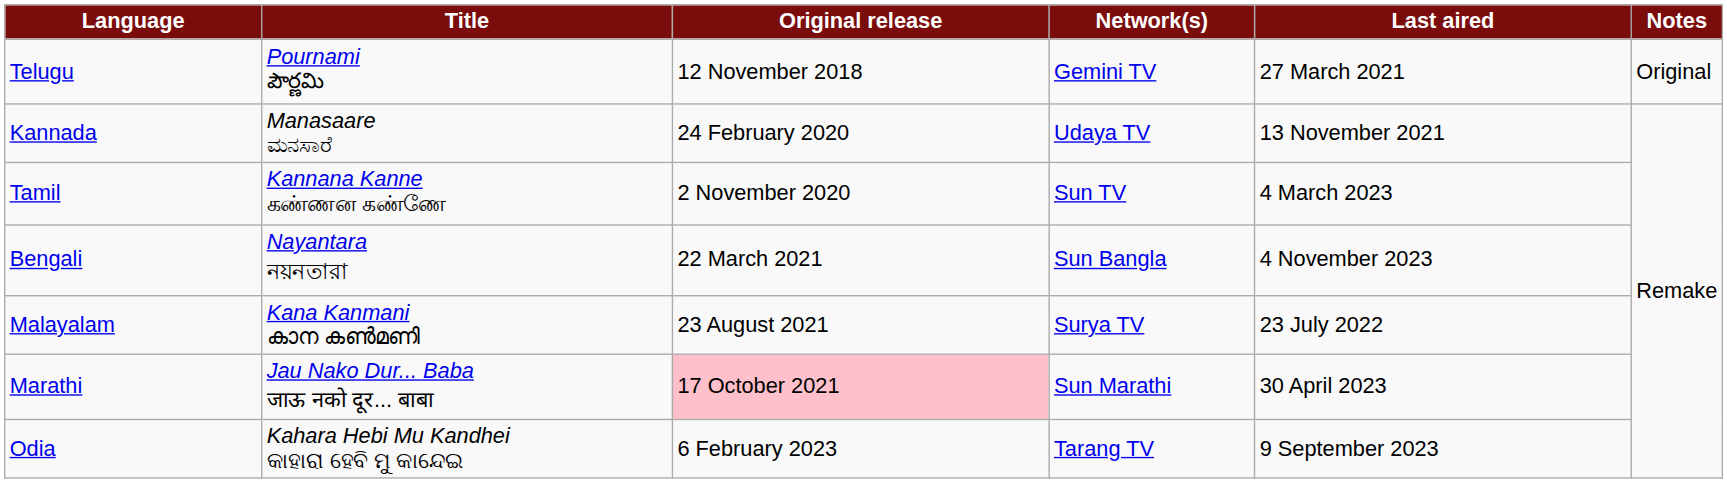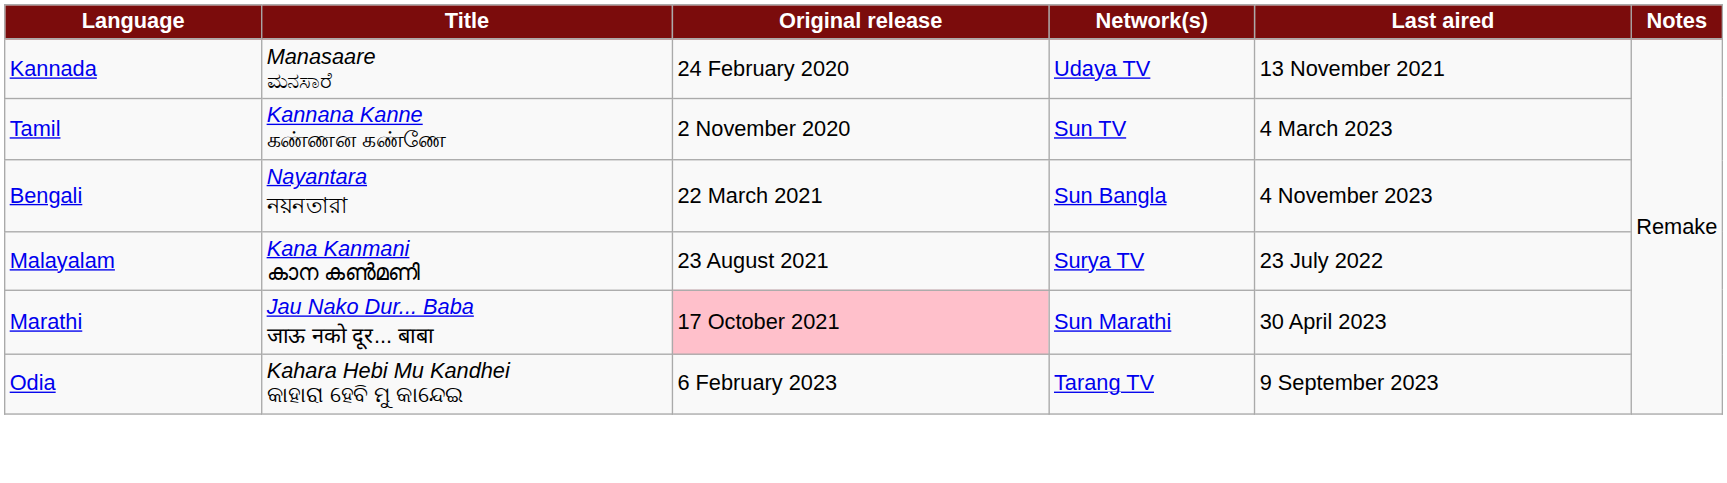- row: (42, 71)
